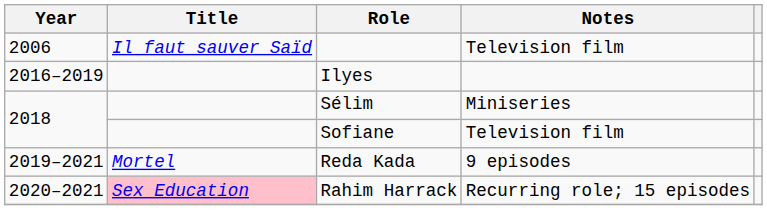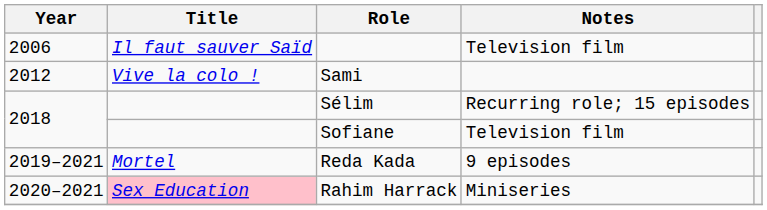+ row: (30, 76)
- row: (56, 76)
(518, 105) Miniseries -> (608, 105) Recurring role; 15 episodes
(608, 191) Recurring role; 15 episodes -> (518, 191) Miniseries
